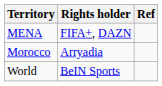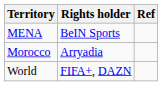(96, 33) FIFA+, DAZN -> (90, 33) BeIN Sports
(90, 71) BeIN Sports -> (96, 71) FIFA+, DAZN
